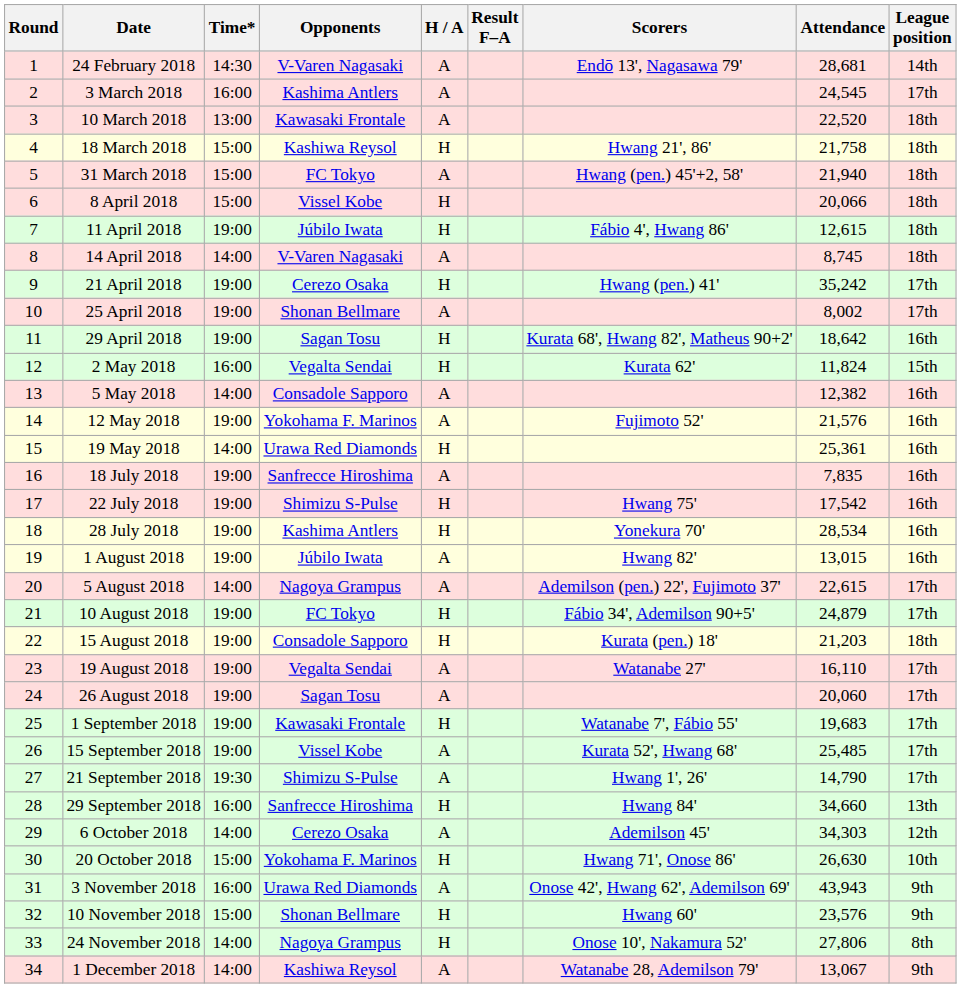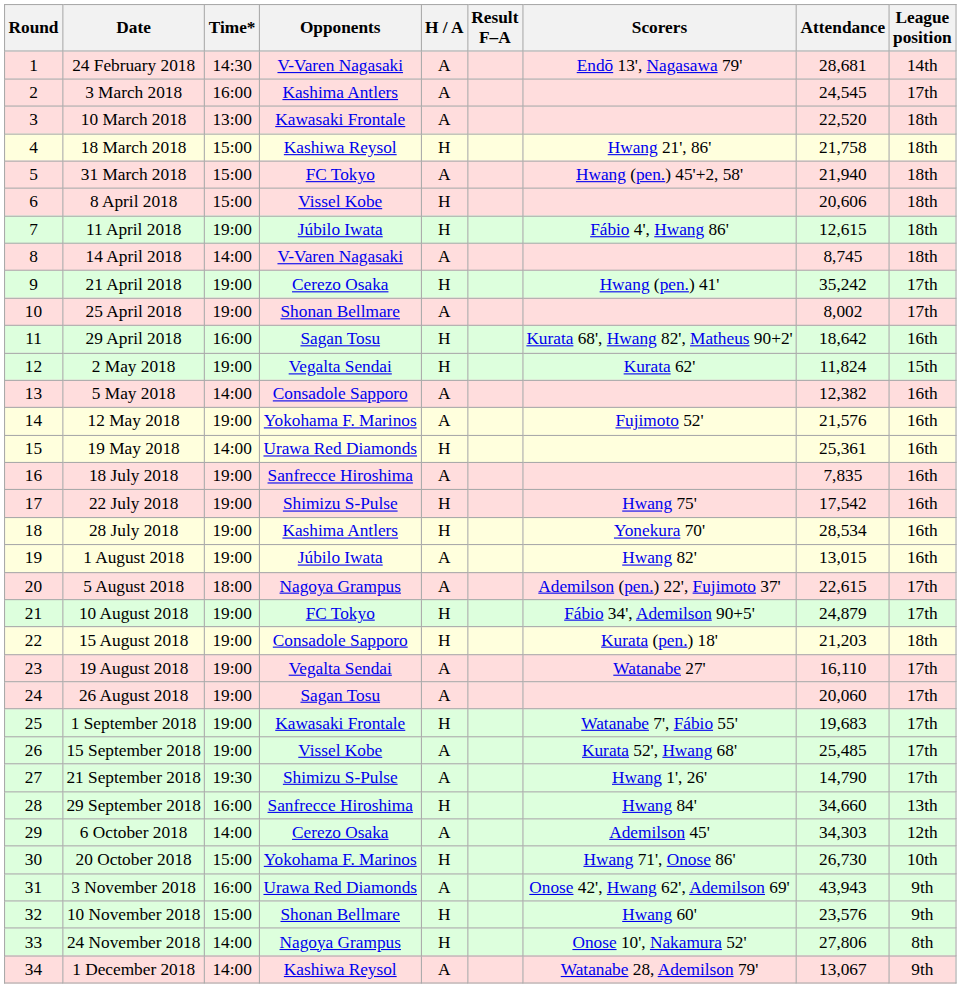(843, 202) 20,066 -> (843, 202) 20,606
(232, 339) 19:00 -> (232, 339) 16:00
(232, 366) 16:00 -> (232, 366) 19:00
(232, 585) 14:00 -> (232, 585) 18:00
(843, 859) 26,630 -> (843, 859) 26,730
